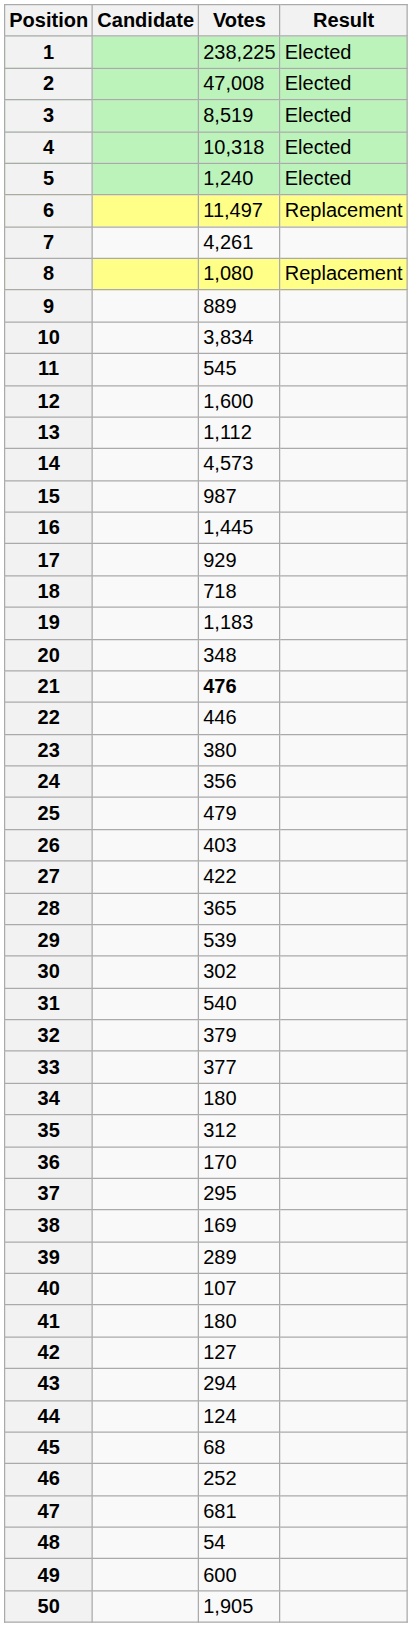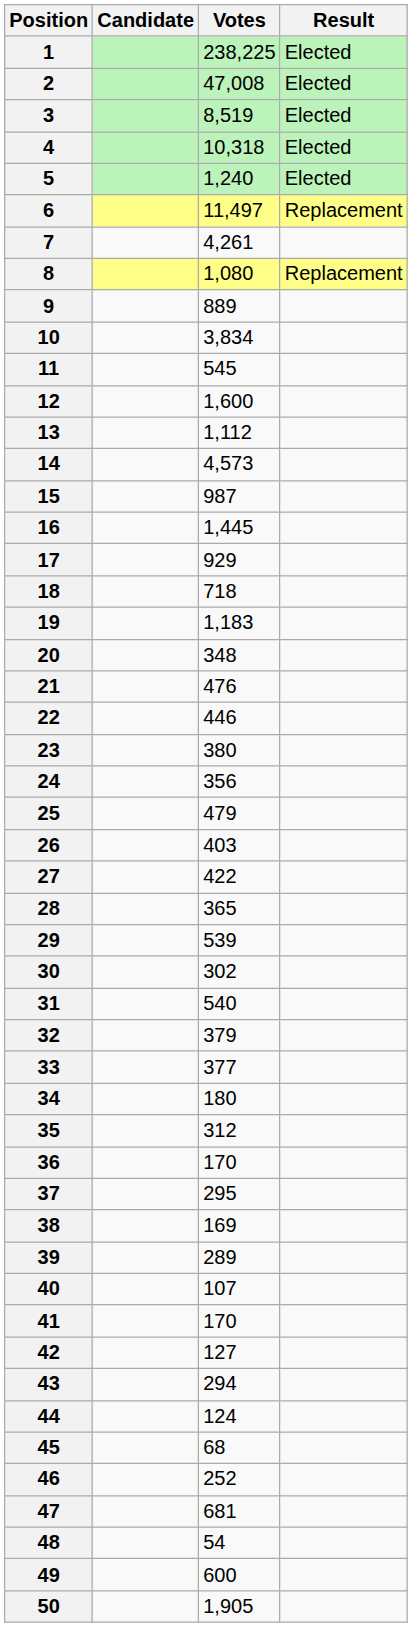(220, 686) bold -> (220, 686) normal
(220, 1320) 180 -> (220, 1320) 170
